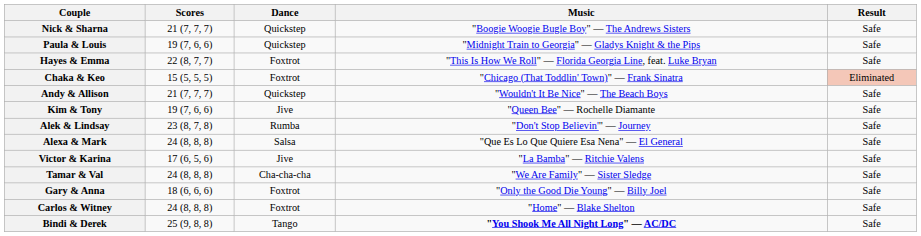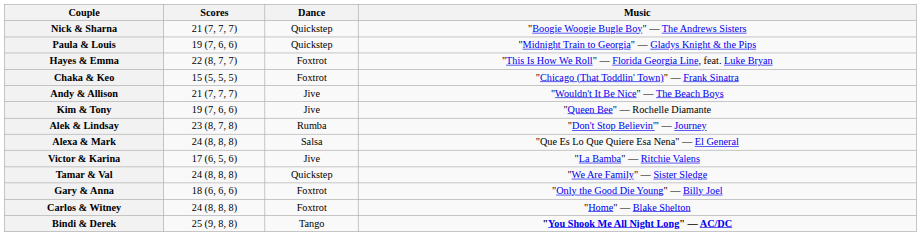- column: (872, 12)
(285, 93) Quickstep -> (312, 93) Jive
(285, 175) Cha-cha-cha -> (312, 175) Quickstep
